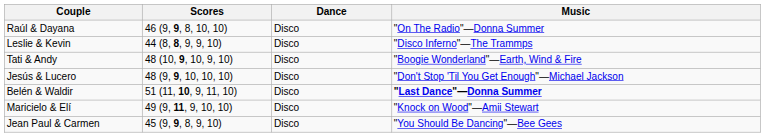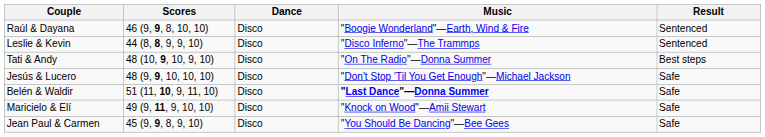+ column: (708, 12)
(469, 28) "On The Radio"—Donna Summer -> (435, 28) "Boogie Wonderland"—Earth, Wind & Fire
(488, 60) "Boogie Wonderland"—Earth, Wind & Fire -> (416, 60) "On The Radio"—Donna Summer
